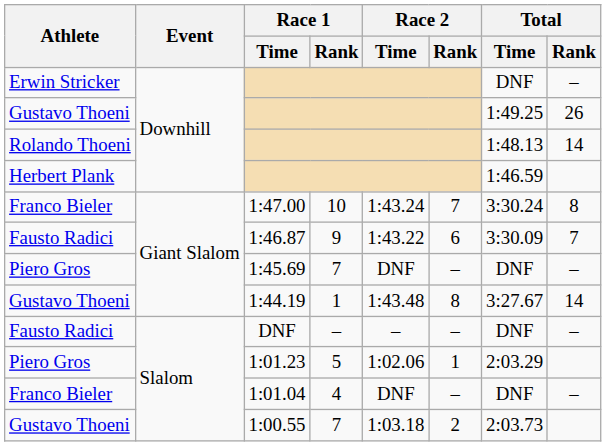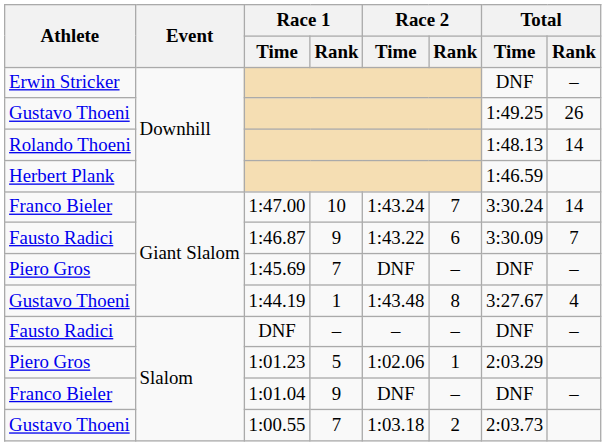(574, 207) 8 -> (574, 207) 14
(574, 300) 14 -> (574, 300) 4
(336, 393) 4 -> (336, 393) 9
